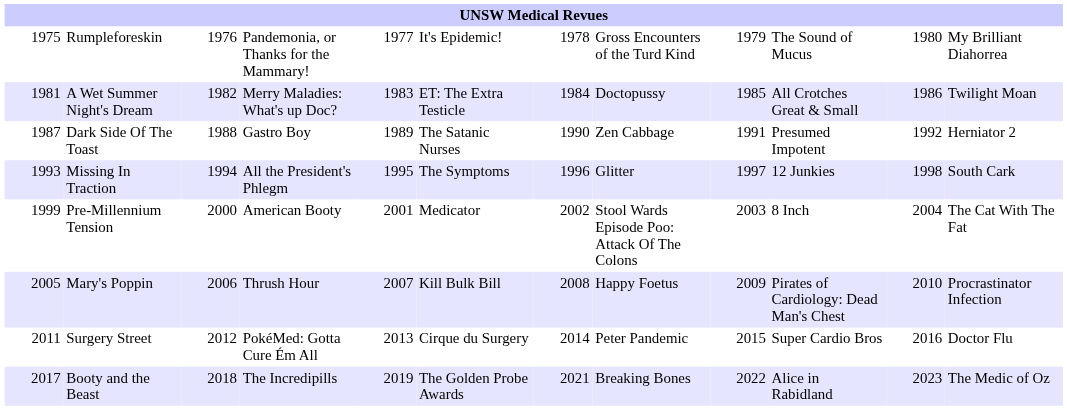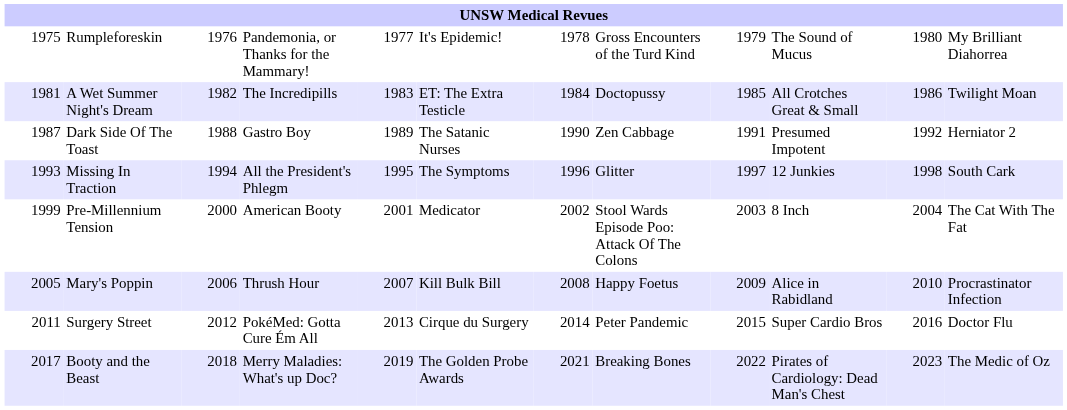(292, 101) Merry Maladies: What's up Doc? -> (290, 93) The Incredipills
(825, 299) Pirates of Cardiology: Dead Man's Chest -> (802, 291) Alice in Rabidland
(290, 377) The Incredipills -> (292, 369) Merry Maladies: What's up Doc?
(802, 386) Alice in Rabidland -> (825, 377) Pirates of Cardiology: Dead Man's Chest
